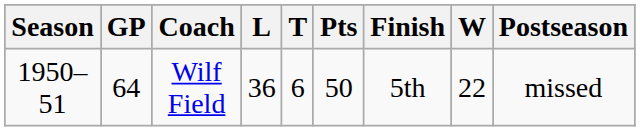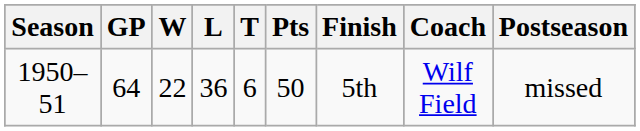columns swapped: (472, 26) <-> (197, 26)
